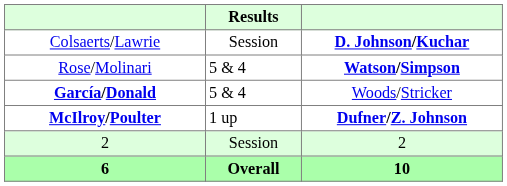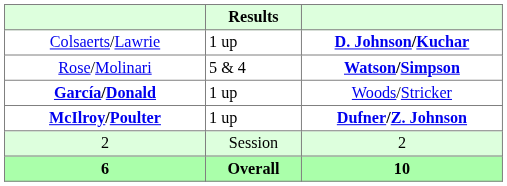(253, 42) Session -> (223, 42) 1 up
(227, 92) 5 & 4 -> (223, 92) 1 up
